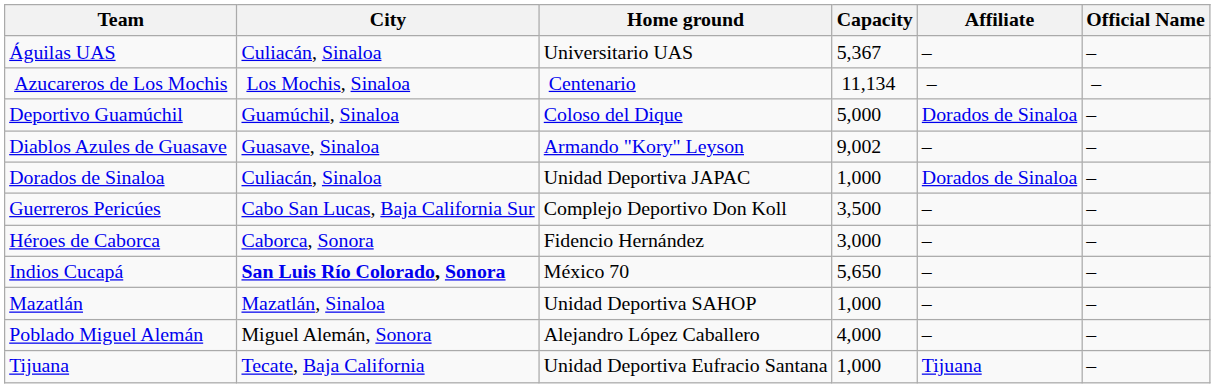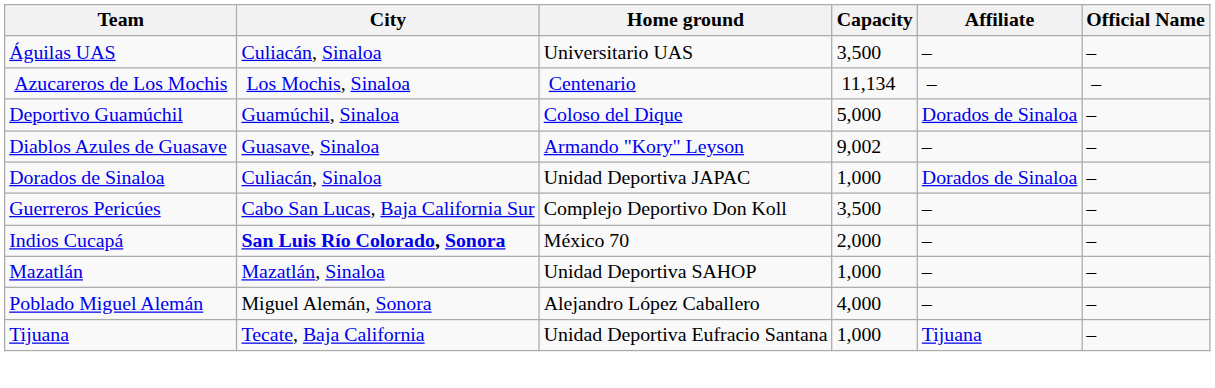(859, 51) 5,367 -> (859, 51) 3,500
- row: (85, 240)
(859, 271) 5,650 -> (859, 240) 2,000
